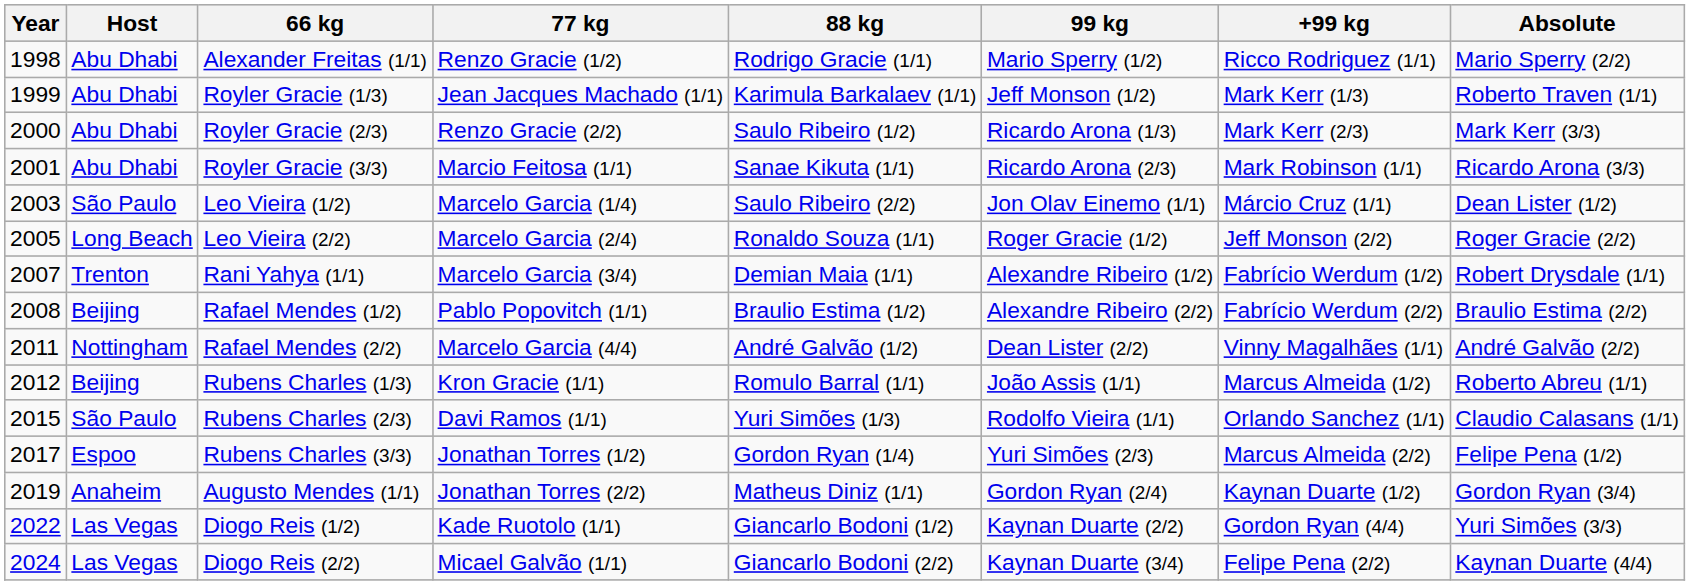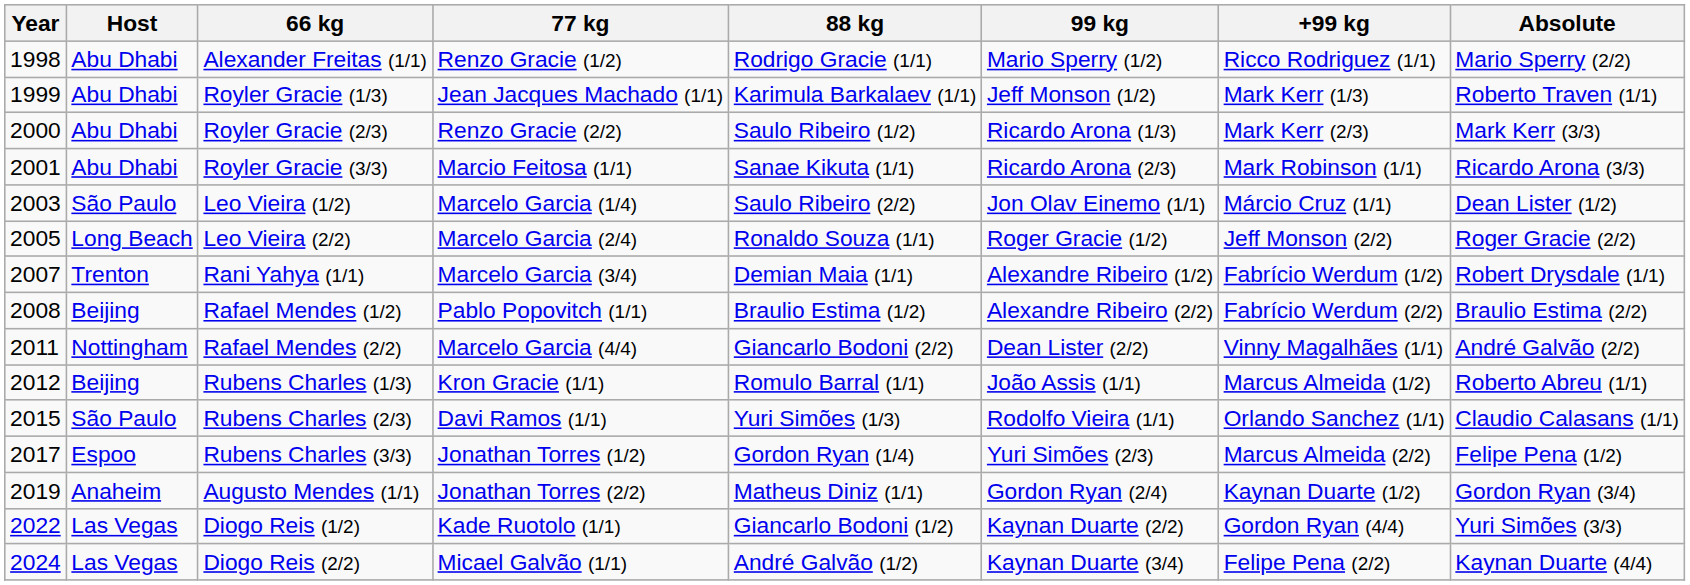(826, 347) André Galvão (1/2) -> (844, 347) Giancarlo Bodoni (2/2)
(844, 562) Giancarlo Bodoni (2/2) -> (826, 562) André Galvão (1/2)
